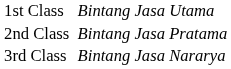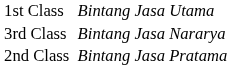rows swapped: (37, 33) <-> (35, 56)
